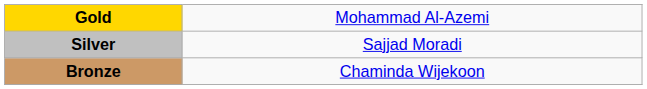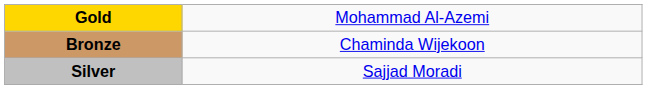rows swapped: (93, 44) <-> (93, 70)
